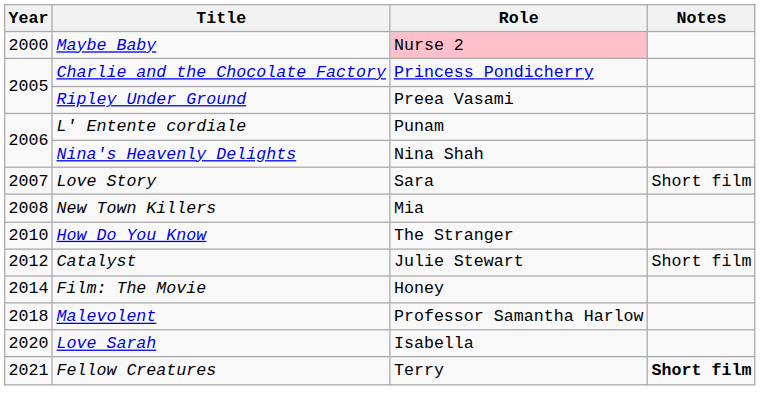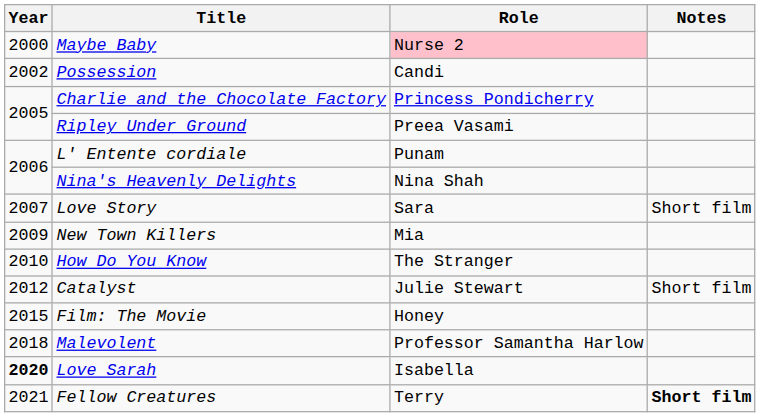+ row: (106, 72)
(29, 208) 2008 -> (29, 235) 2009
(29, 289) 2014 -> (29, 317) 2015
(29, 344) normal -> (29, 371) bold
